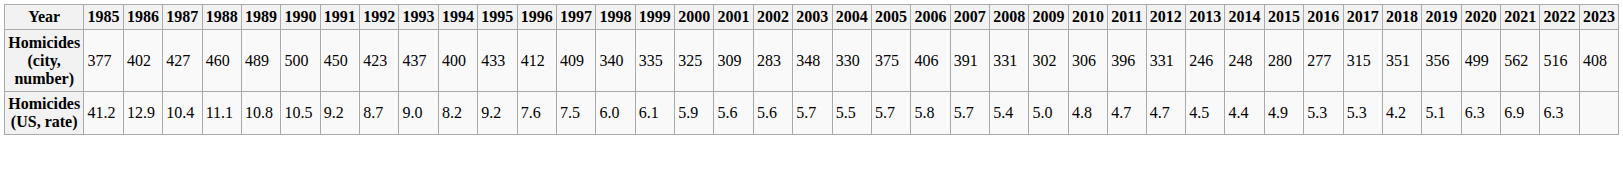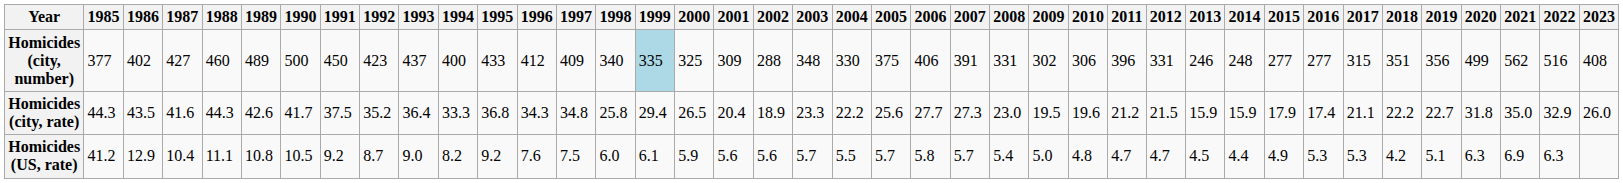(651, 60) no background -> (651, 60) lightblue background
(769, 60) 283 -> (769, 60) 288
(1280, 60) 280 -> (1280, 60) 277
+ row: (44, 112)
